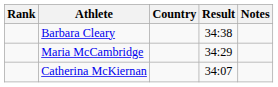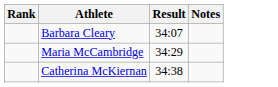- column: (174, 14)
(219, 33) 34:38 -> (169, 33) 34:07
(219, 71) 34:07 -> (169, 71) 34:38
